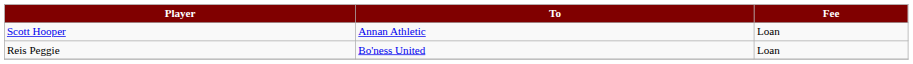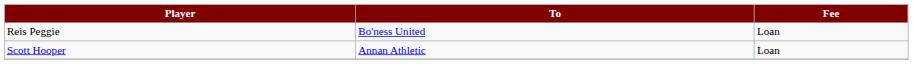rows swapped: (33, 50) <-> (36, 32)
